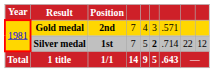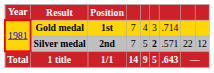(107, 28) 2nd -> (107, 28) 1st
(170, 28) .571 -> (170, 28) .714
(107, 43) 1st -> (107, 43) 2nd
(170, 43) .714 -> (170, 43) .571
